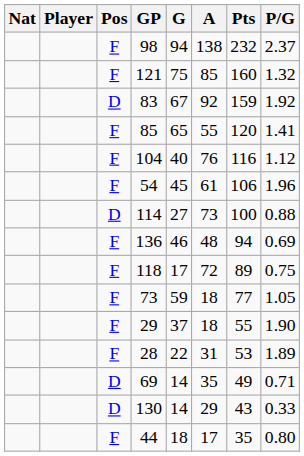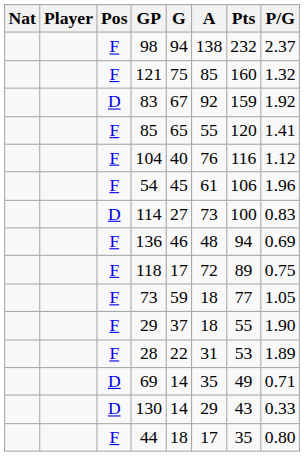(280, 213) 0.88 -> (280, 213) 0.83
